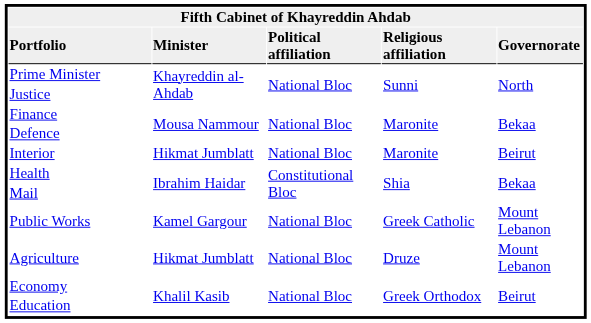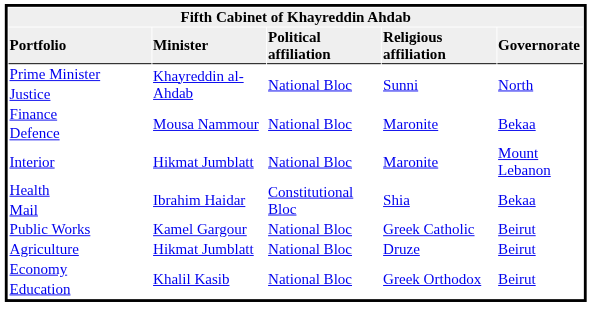(517, 153) Beirut -> (524, 161) Mount Lebanon
(524, 221) Mount Lebanon -> (517, 229) Beirut
(524, 257) Mount Lebanon -> (517, 249) Beirut
